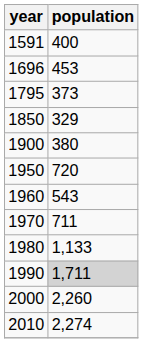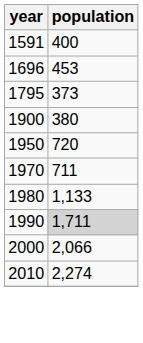- row: (26, 119)
- row: (26, 196)
(72, 299) 2,260 -> (72, 247) 2,066
